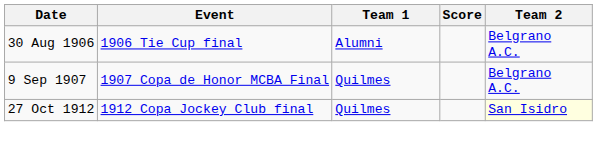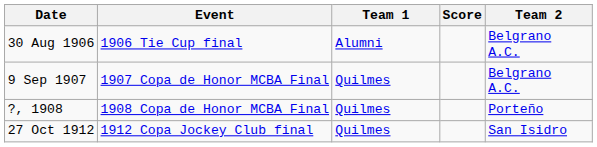+ row: (35, 110)
(528, 110) lightyellow background -> (528, 131) no background
